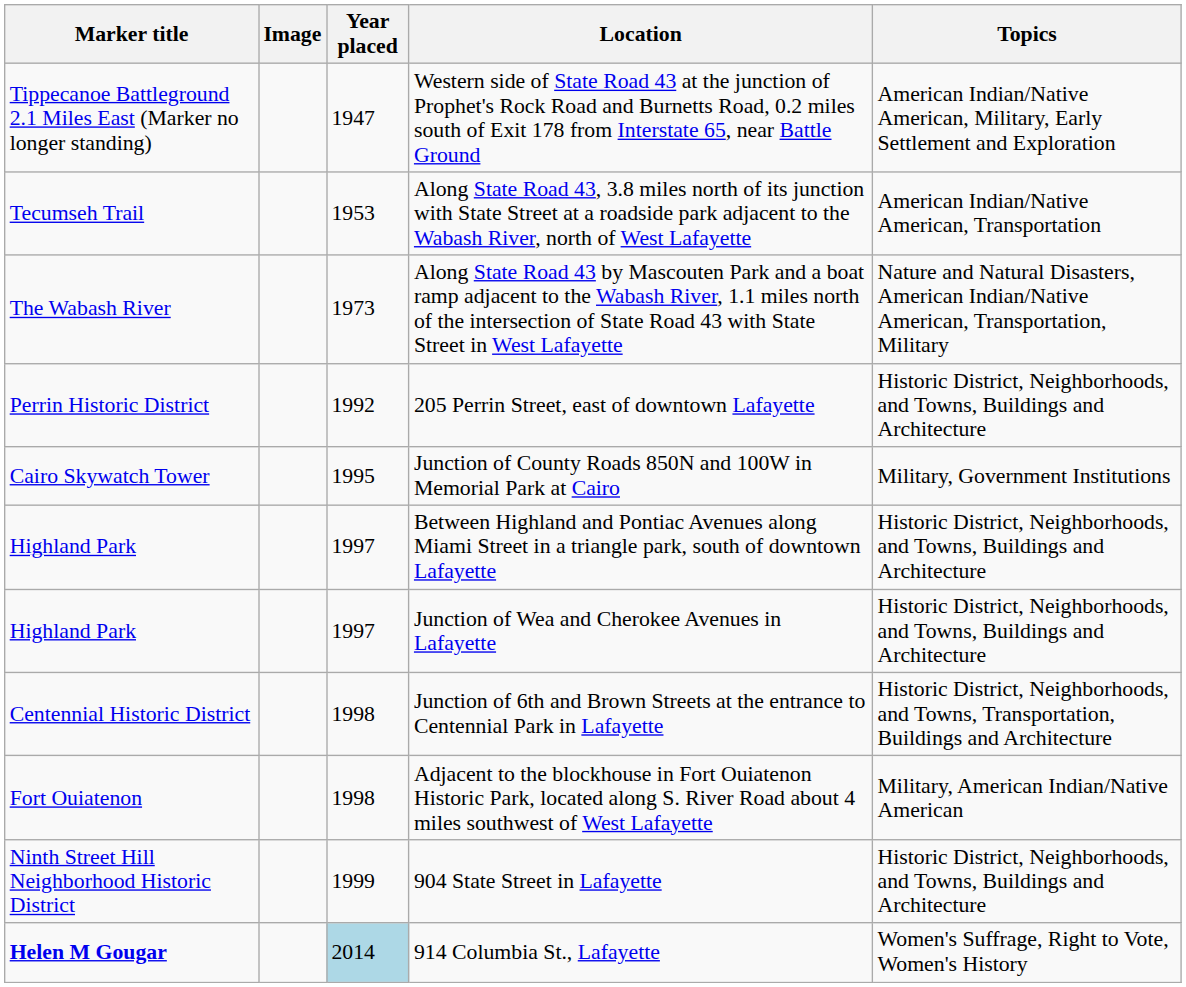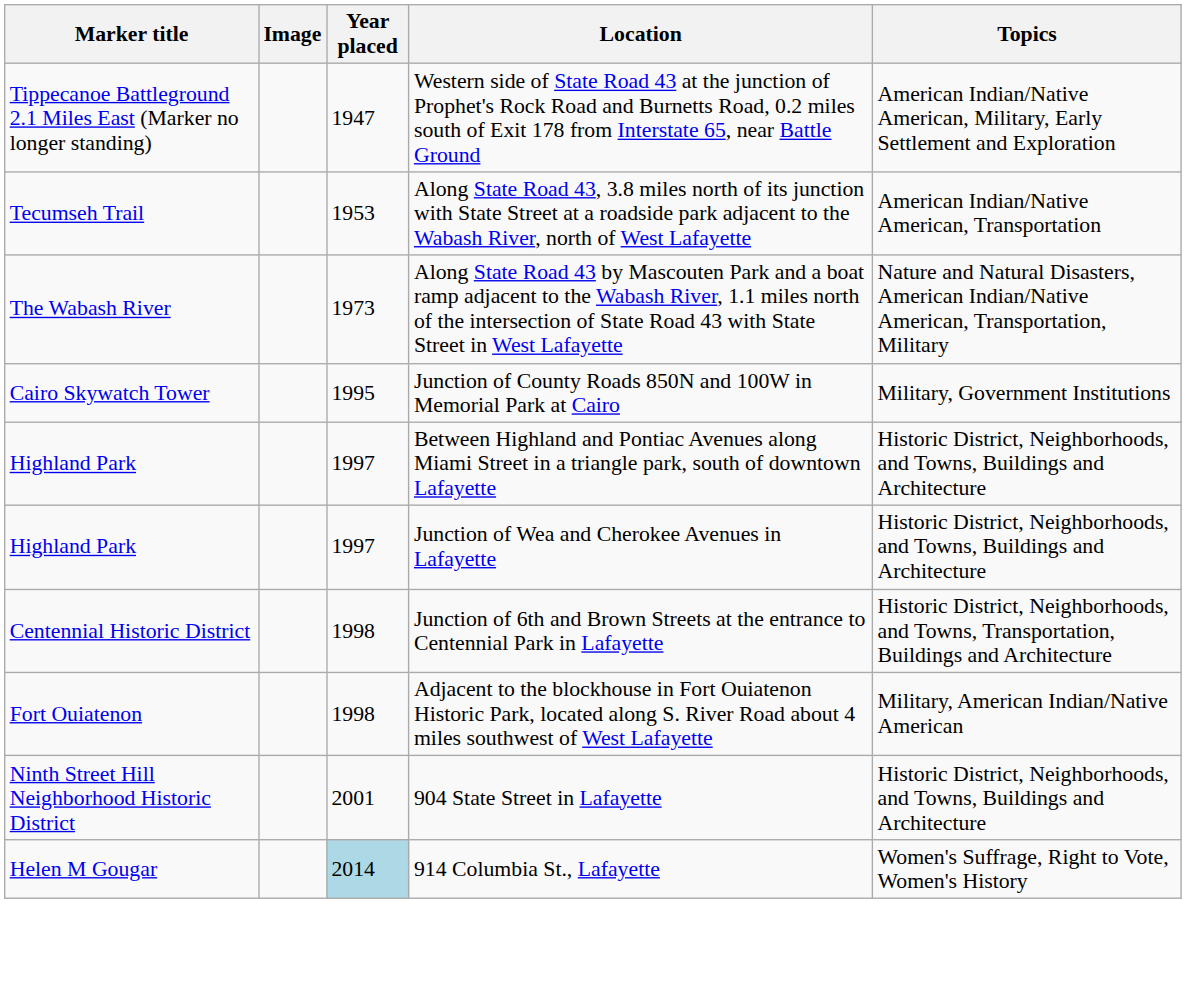- row: (614, 404)
(353, 880) 1999 -> (353, 797) 2001
(88, 952) bold -> (83, 868) normal
